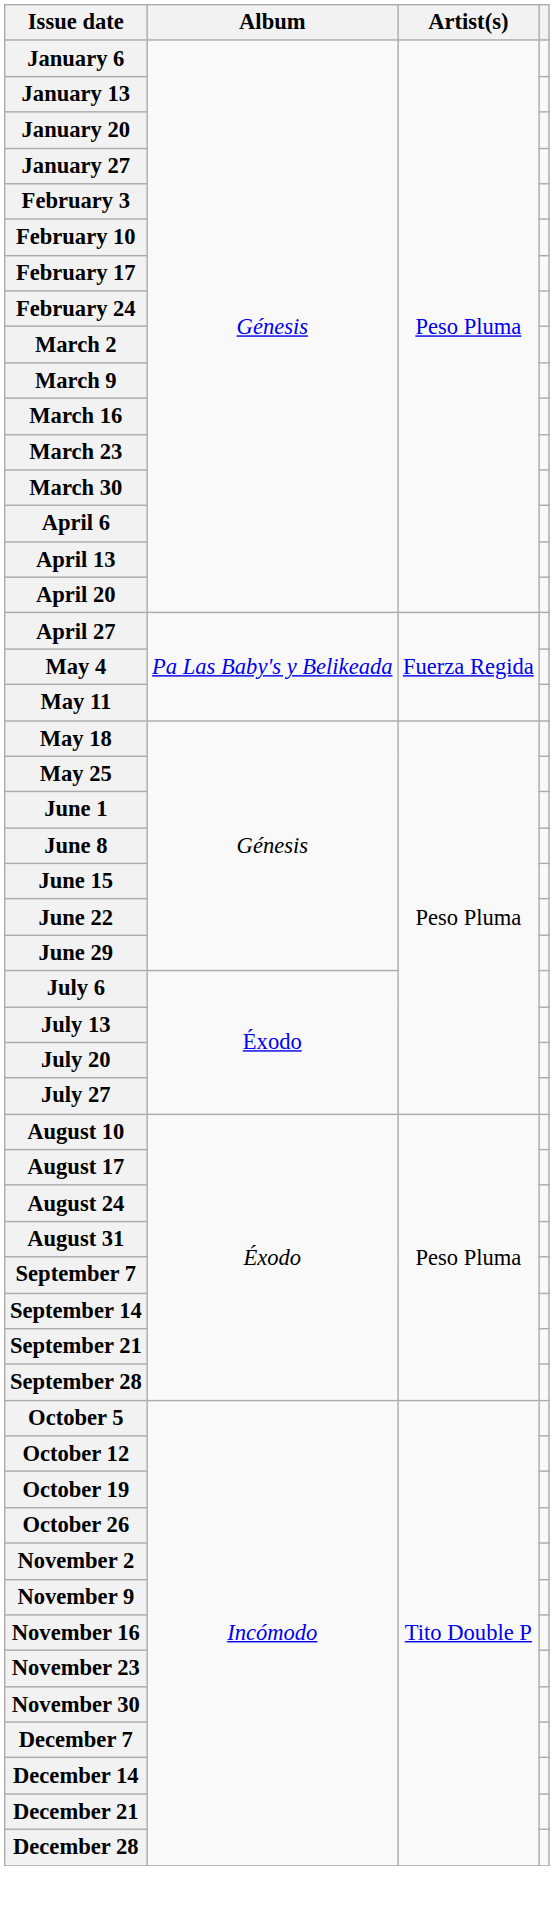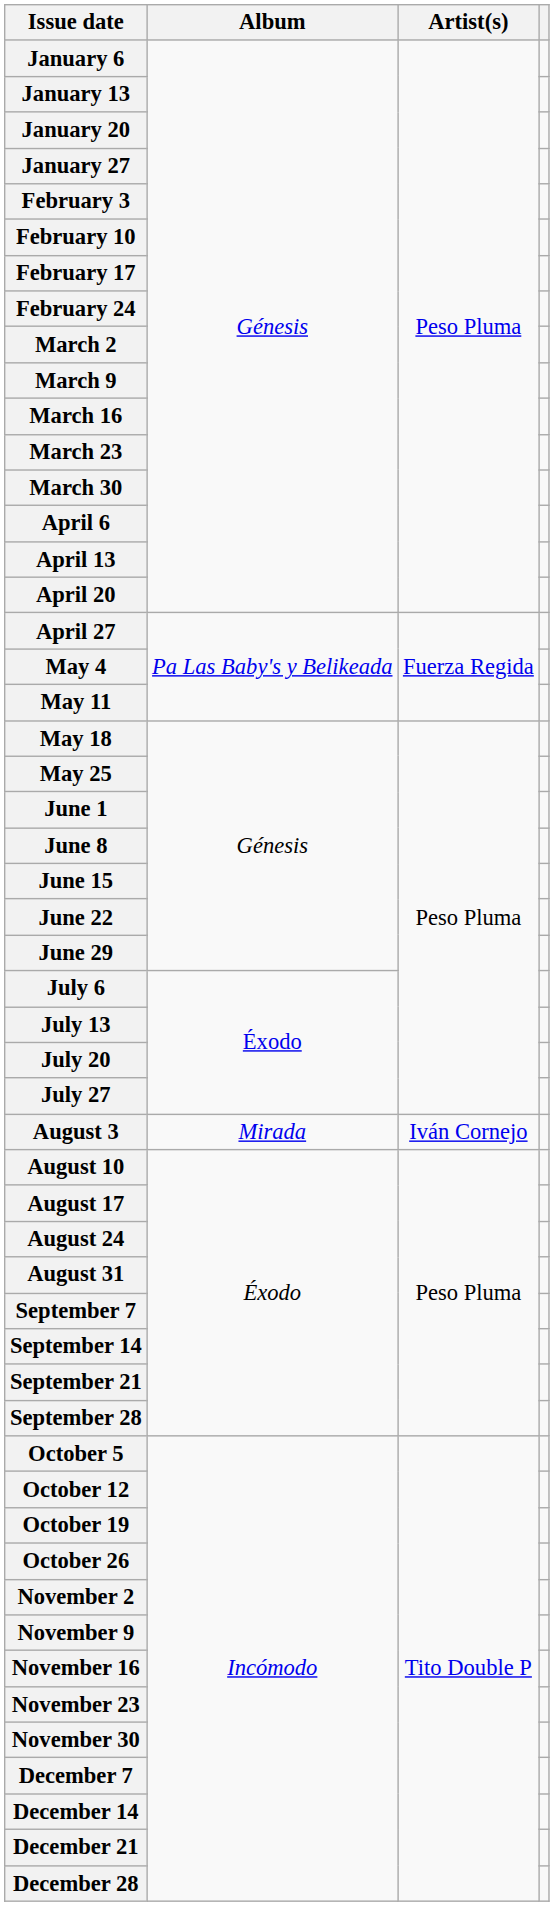+ row: (76, 1131)
